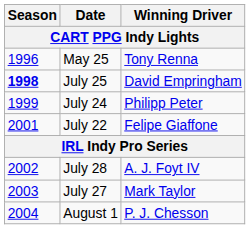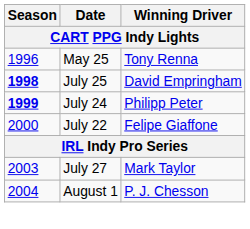(23, 103) normal -> (23, 103) bold
(23, 125) 2001 -> (23, 125) 2000
- row: (85, 169)
